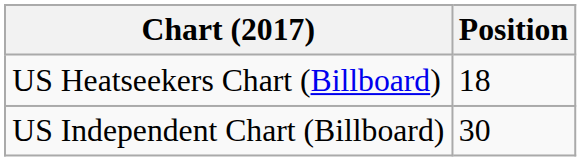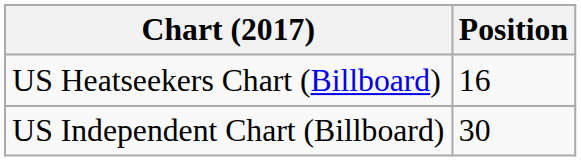(475, 79) 18 -> (475, 79) 16
